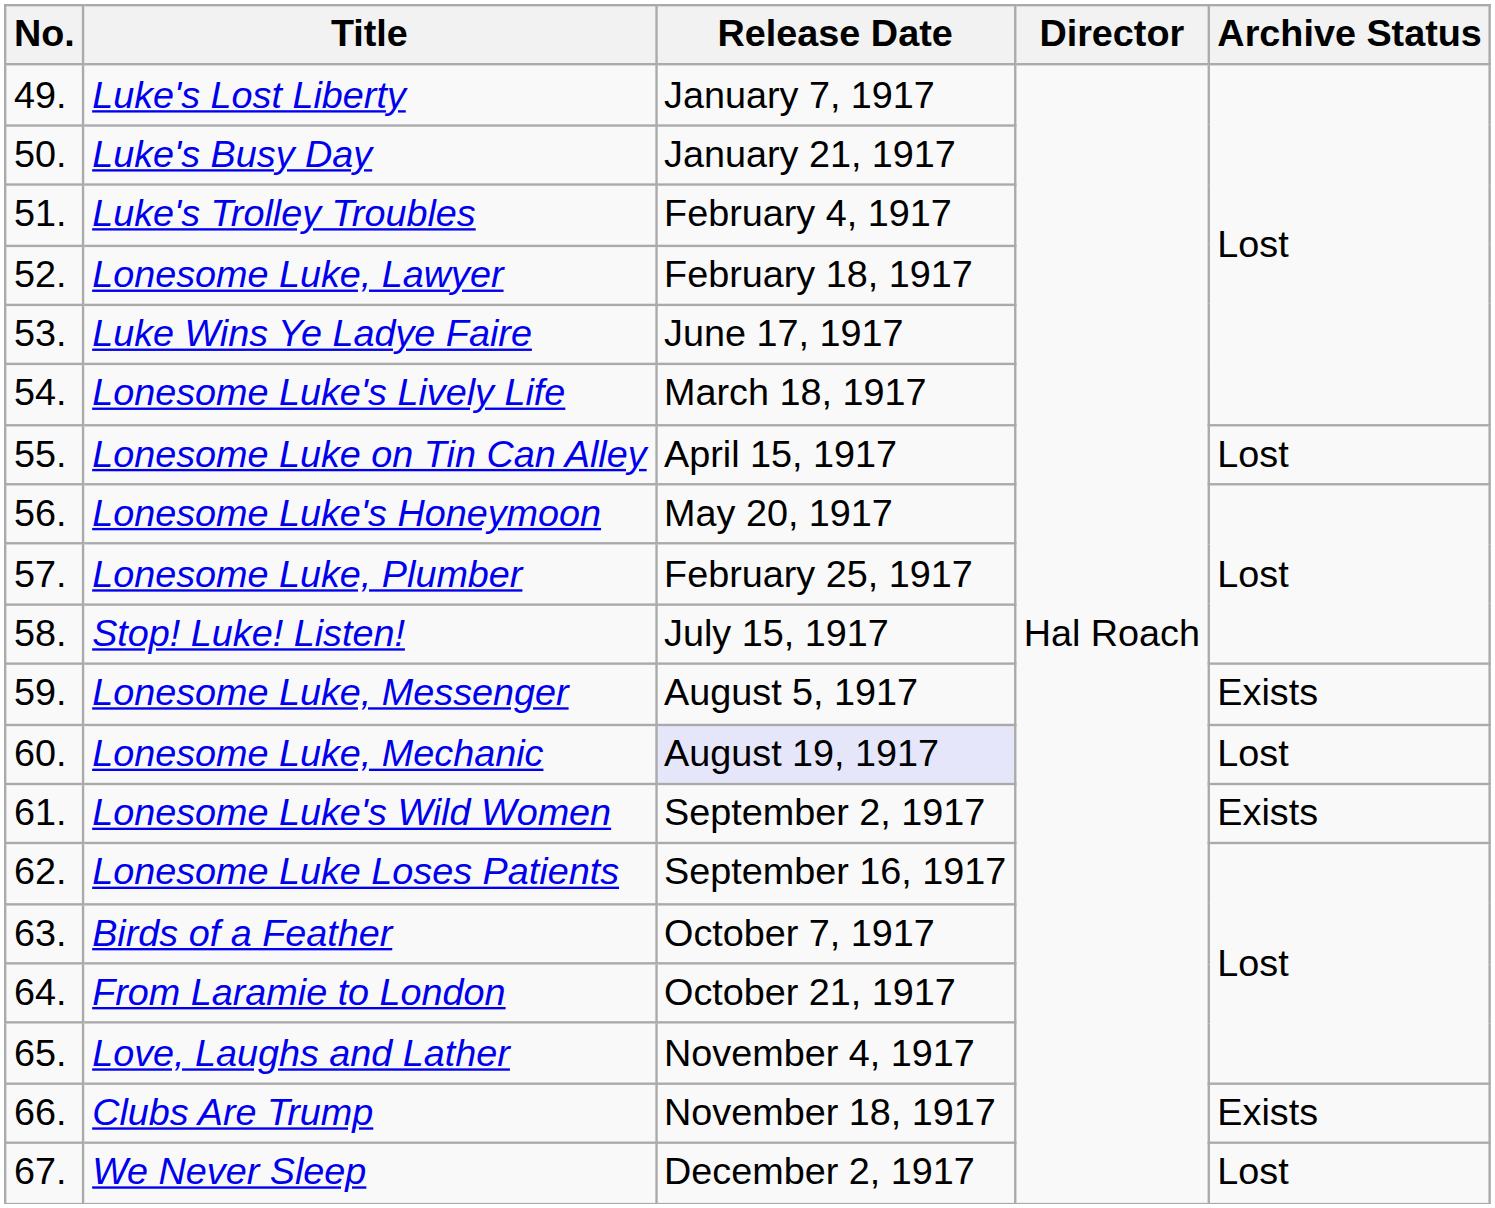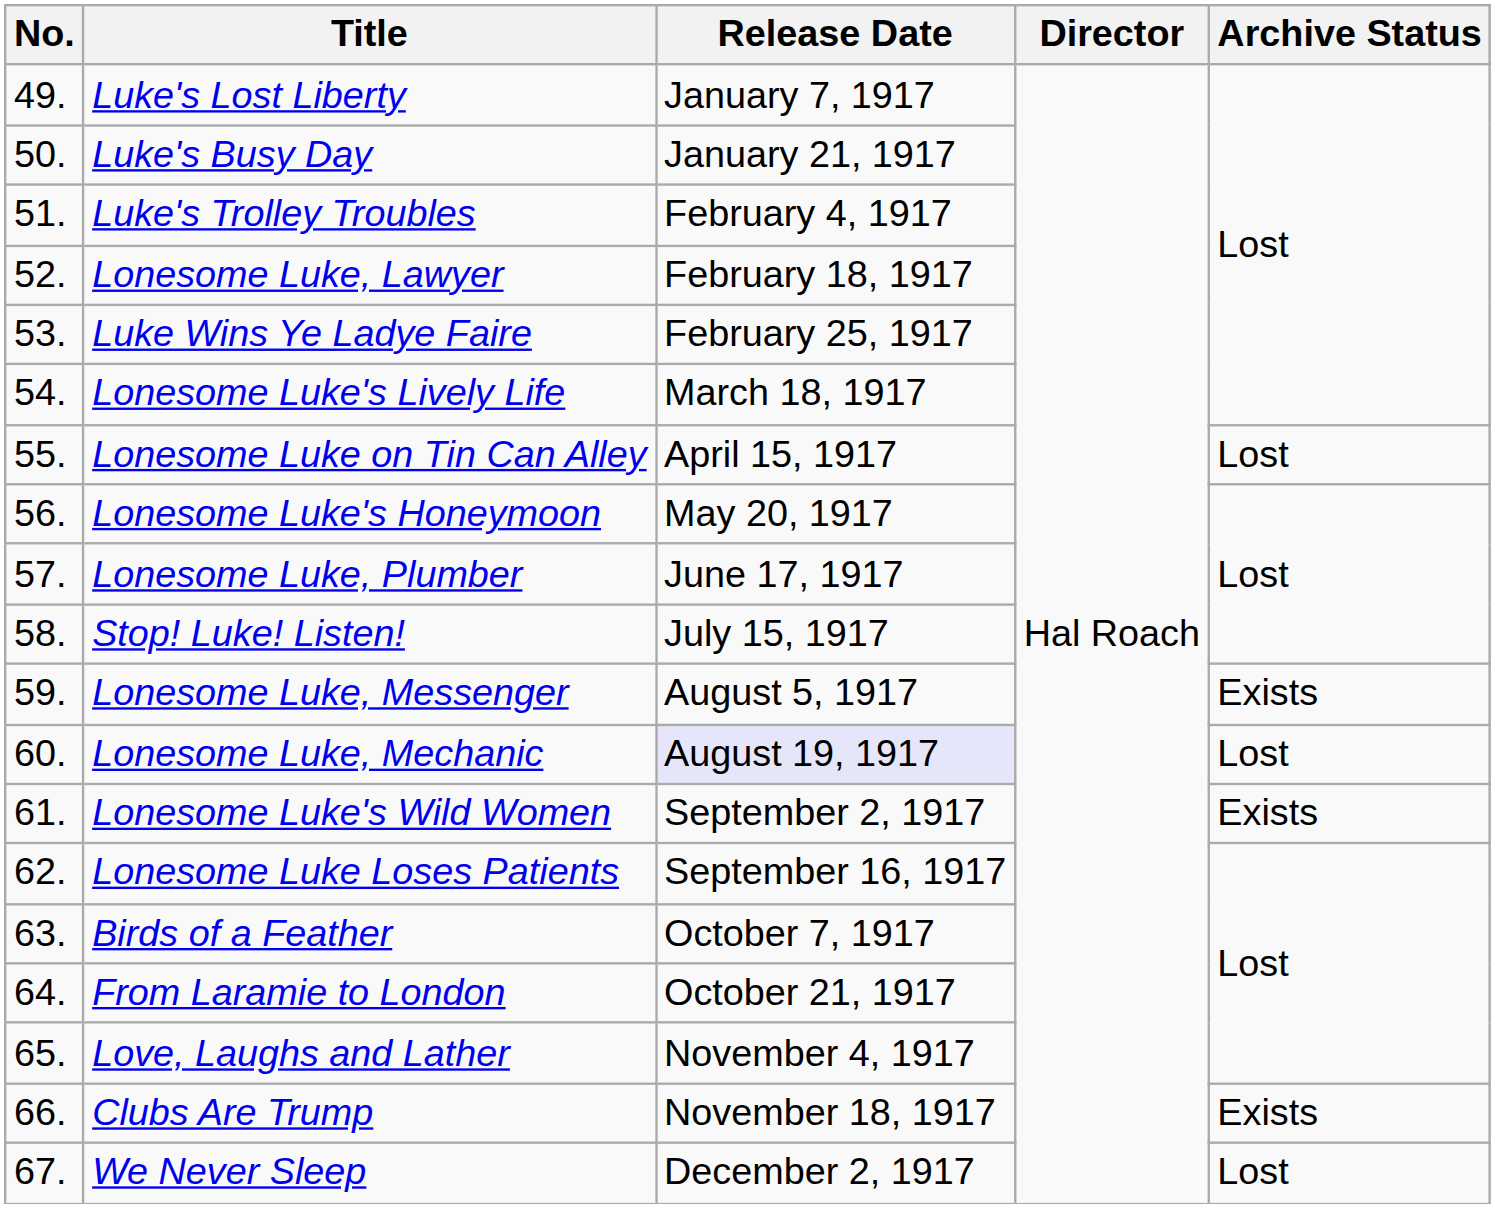(784, 333) June 17, 1917 -> (818, 333) February 25, 1917
(818, 573) February 25, 1917 -> (784, 573) June 17, 1917
